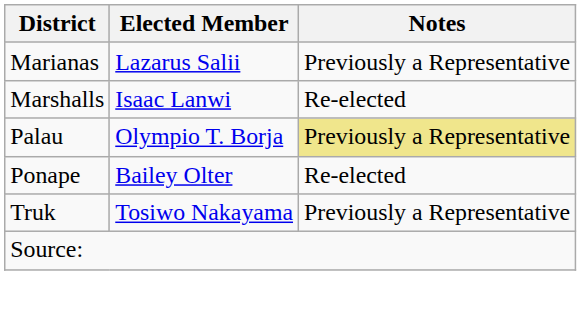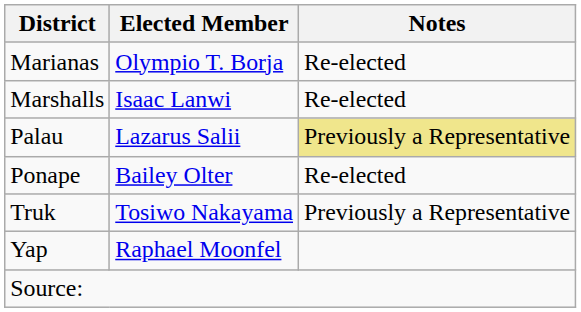(178, 61) Lazarus Salii -> (199, 61) Olympio T. Borja
(437, 61) Previously a Representative -> (355, 61) Re-elected
(199, 136) Olympio T. Borja -> (178, 136) Lazarus Salii
+ row: (29, 250)
